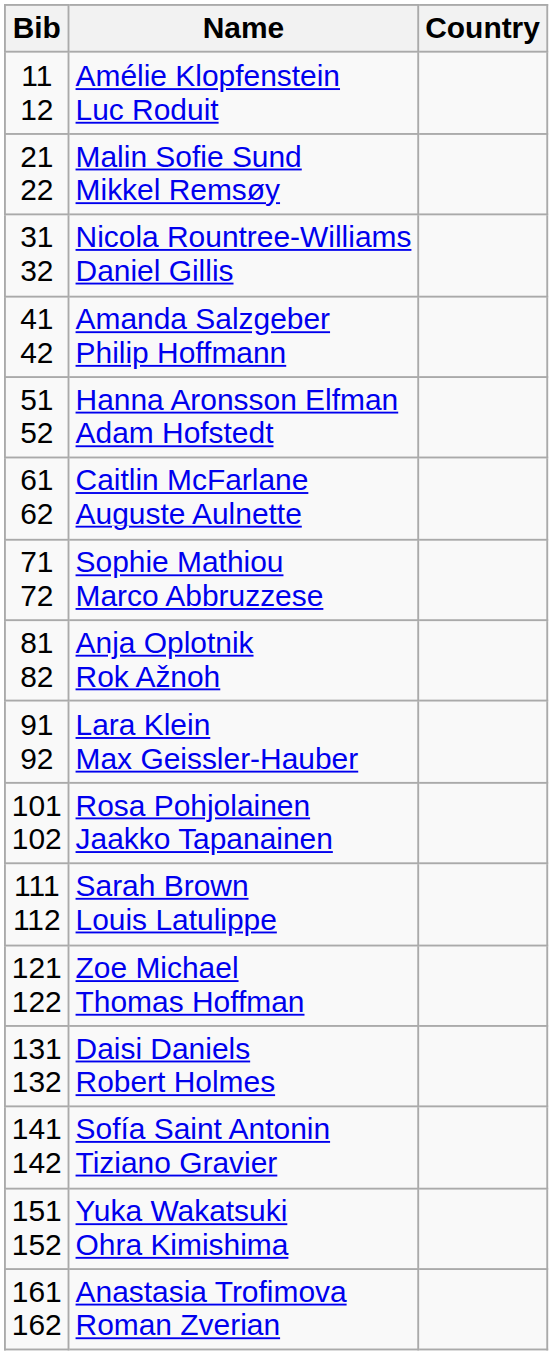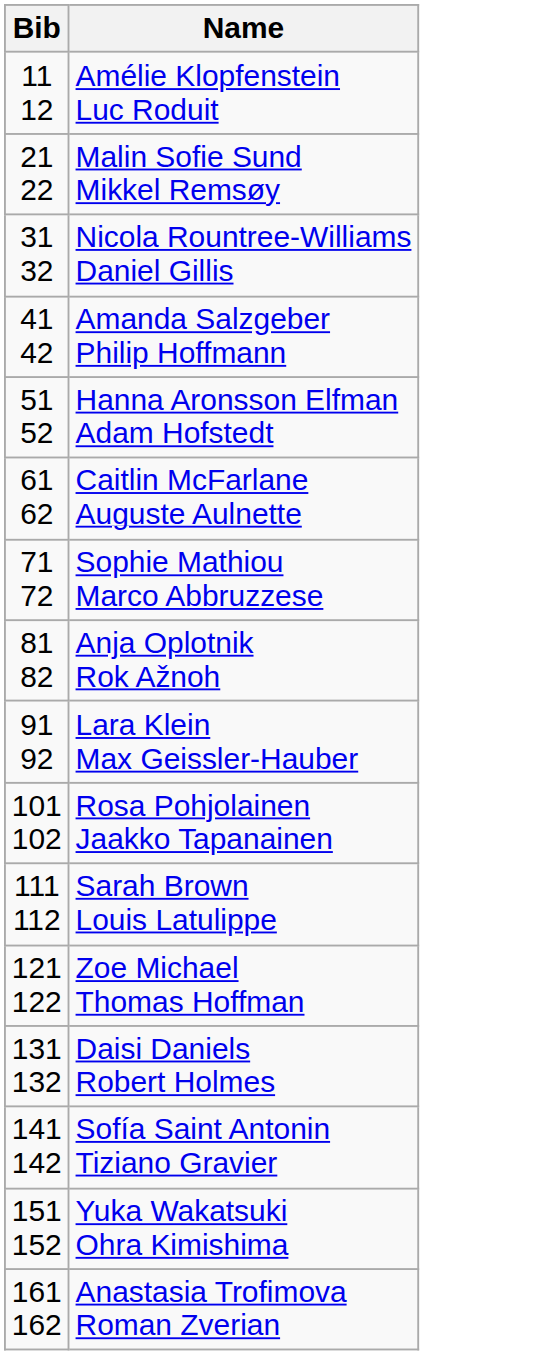- column: (483, 28)
